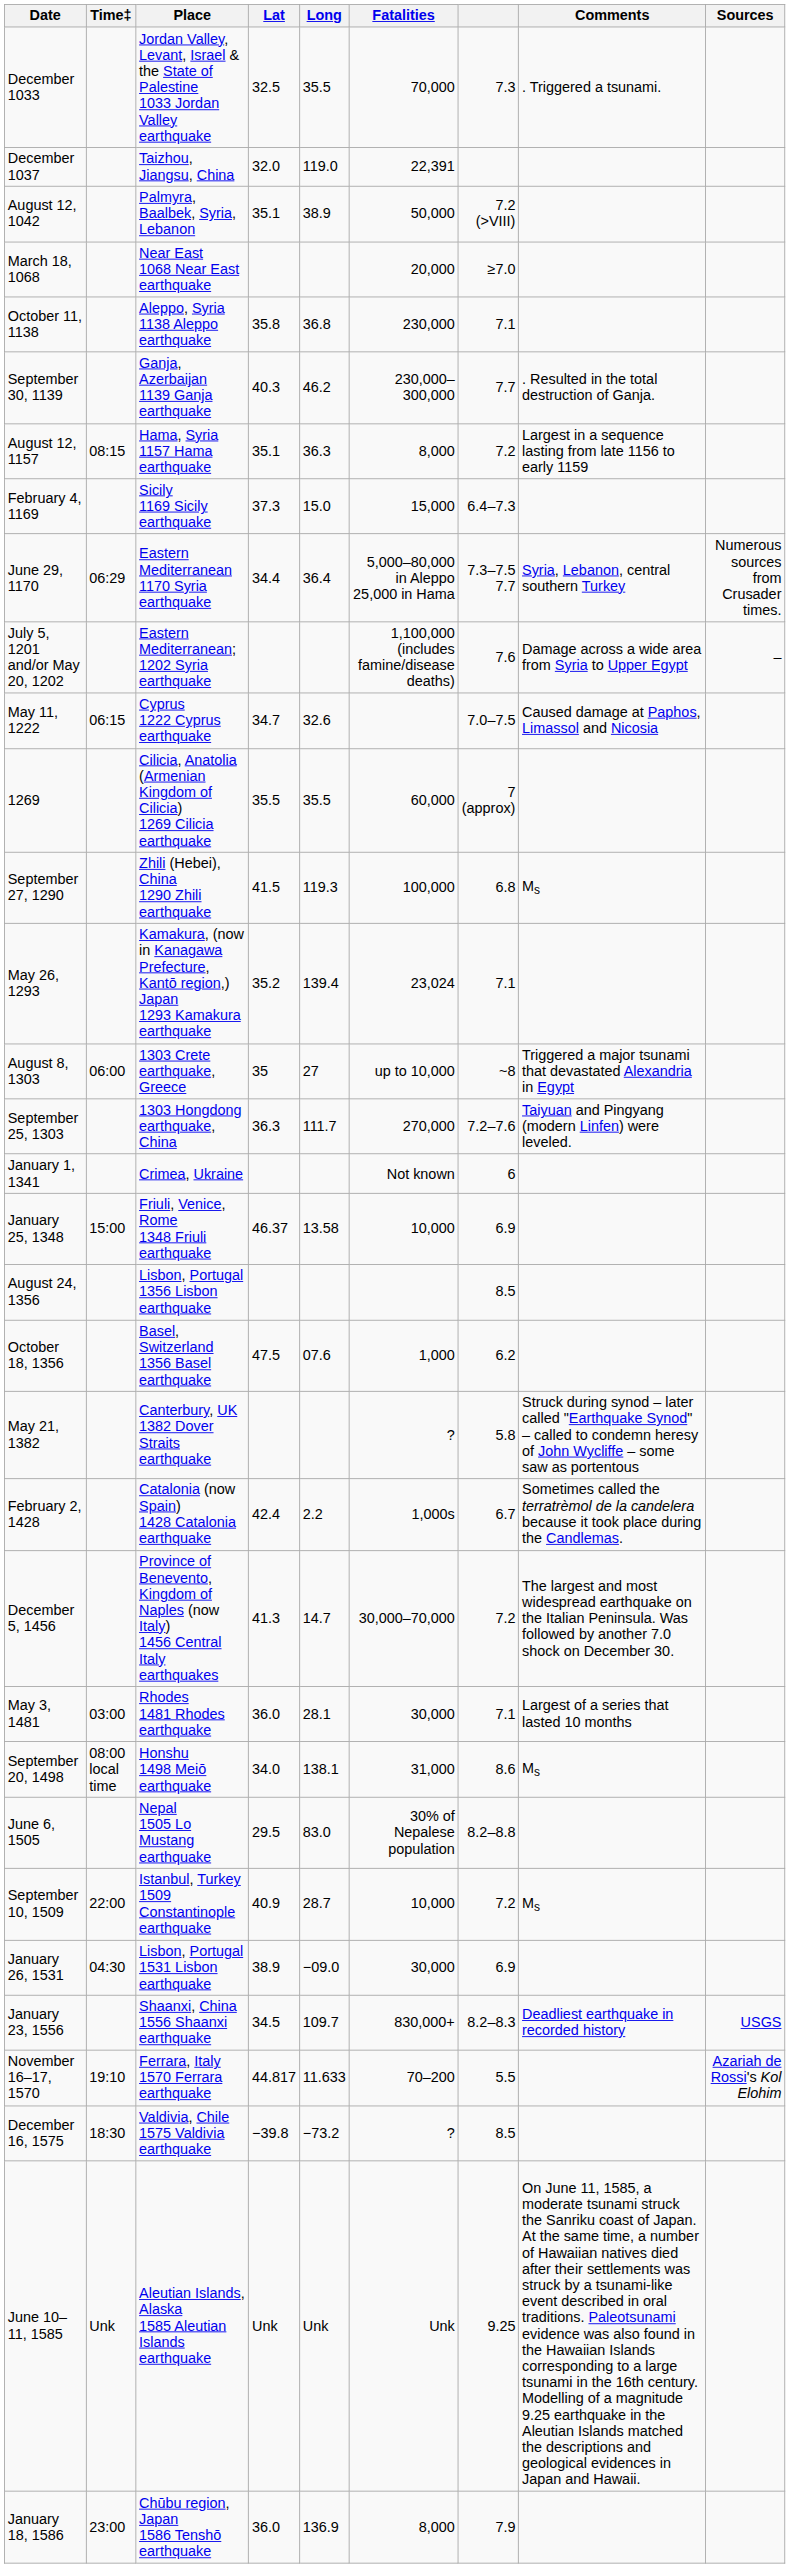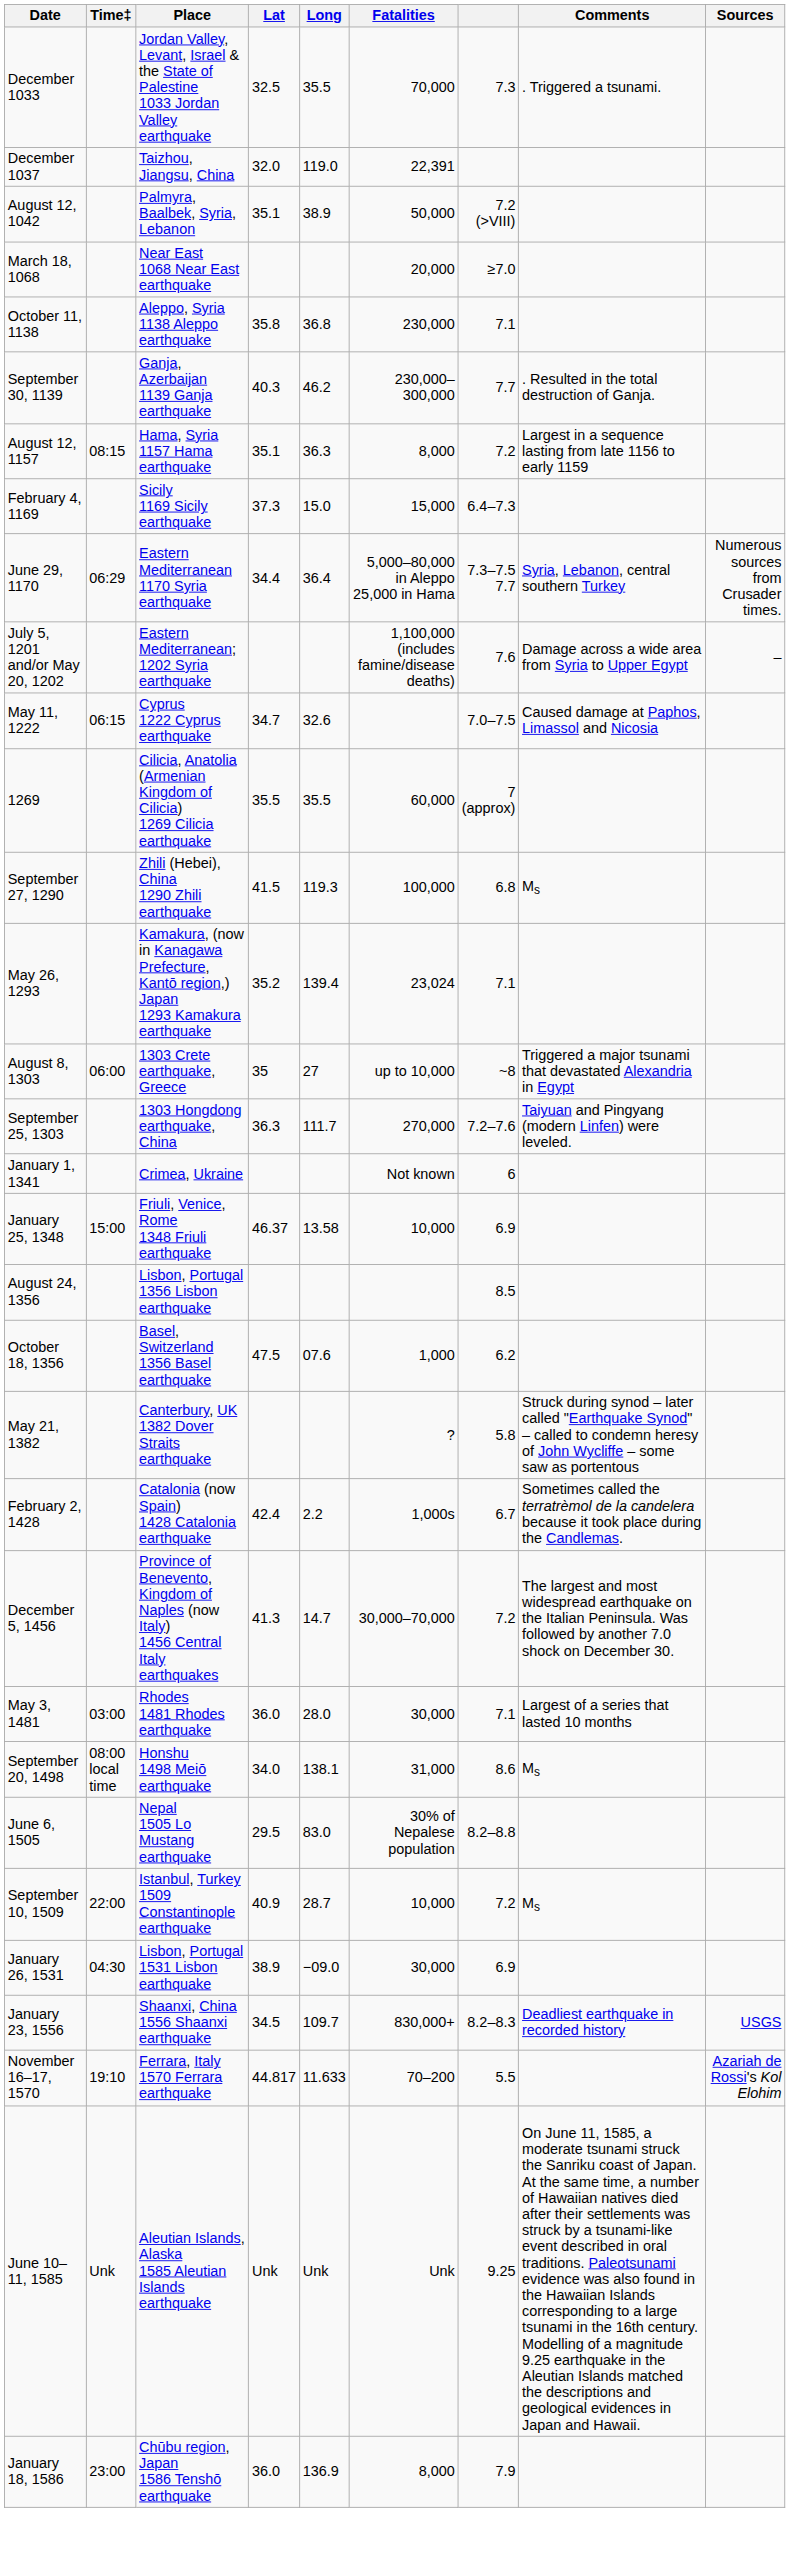(317, 1714) 28.1 -> (317, 1714) 28.0
- row: (41, 2133)
